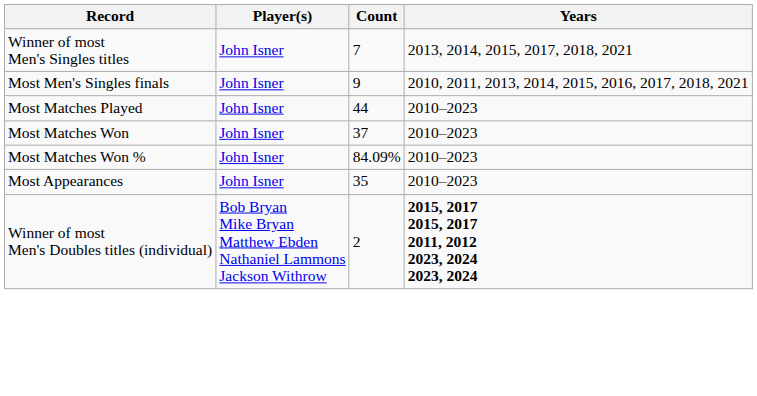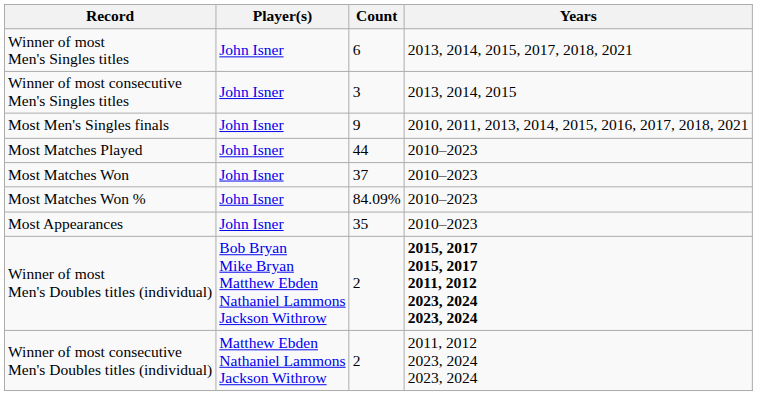(357, 50) 7 -> (357, 50) 6
+ row: (95, 92)
+ row: (110, 360)
